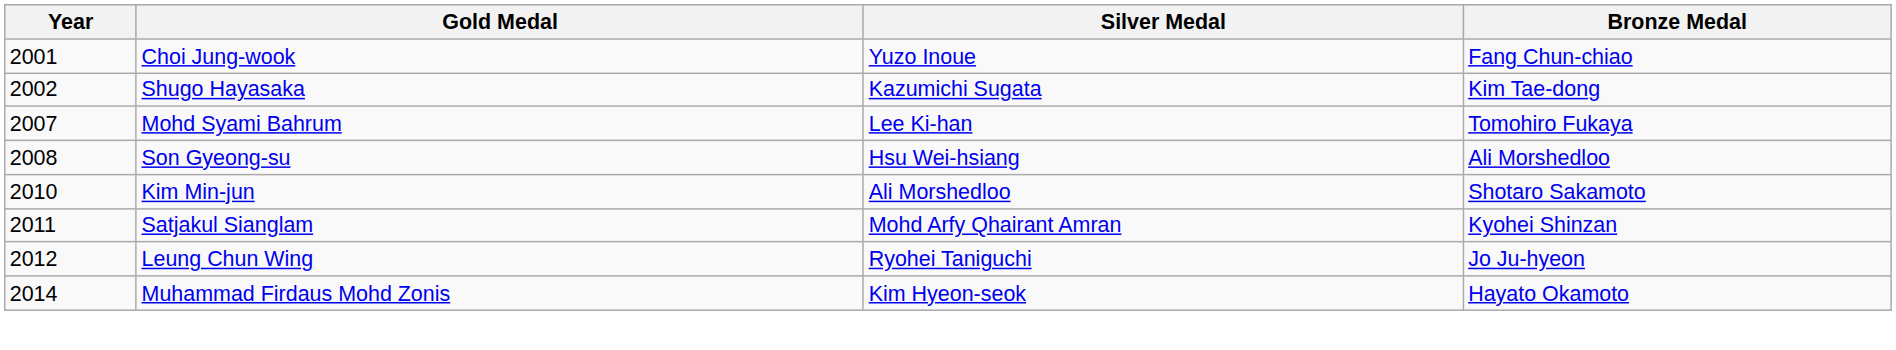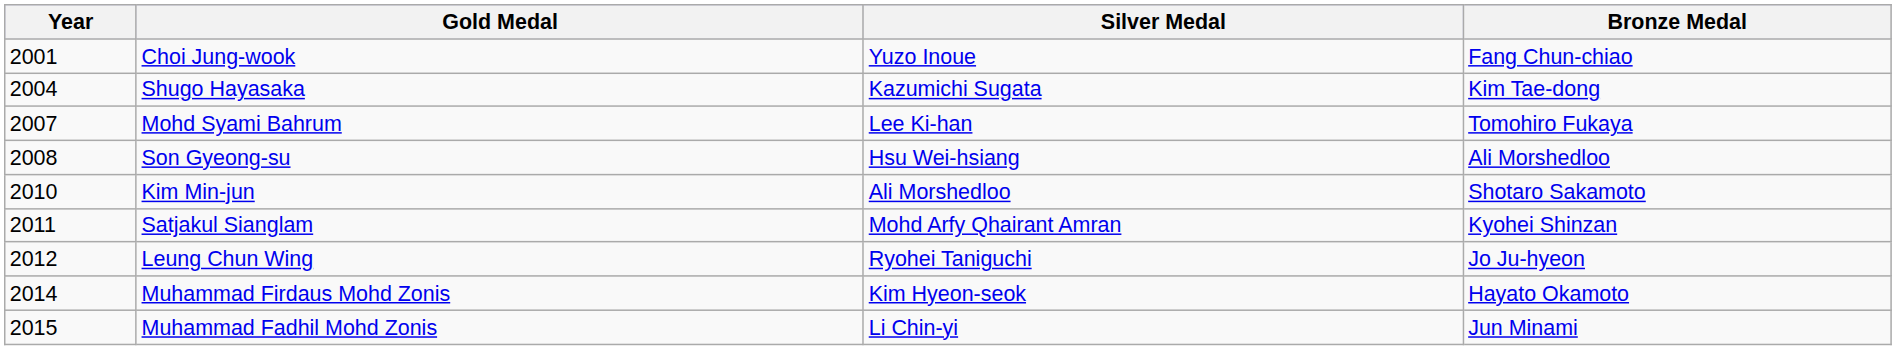(34, 90) 2002 -> (34, 90) 2004
+ row: (289, 327)
